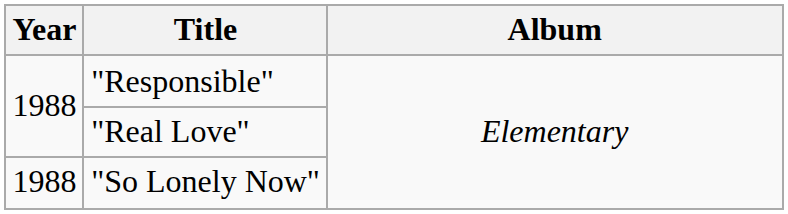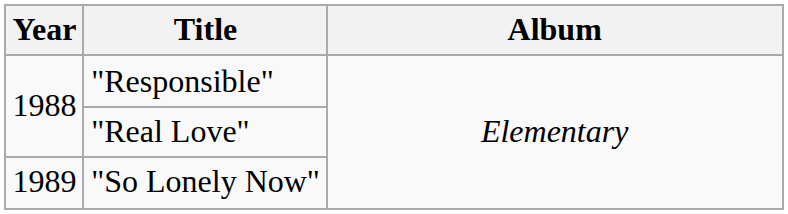(44, 182) 1988 -> (44, 182) 1989
